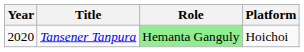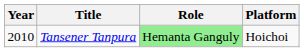(21, 36) 2020 -> (21, 36) 2010
